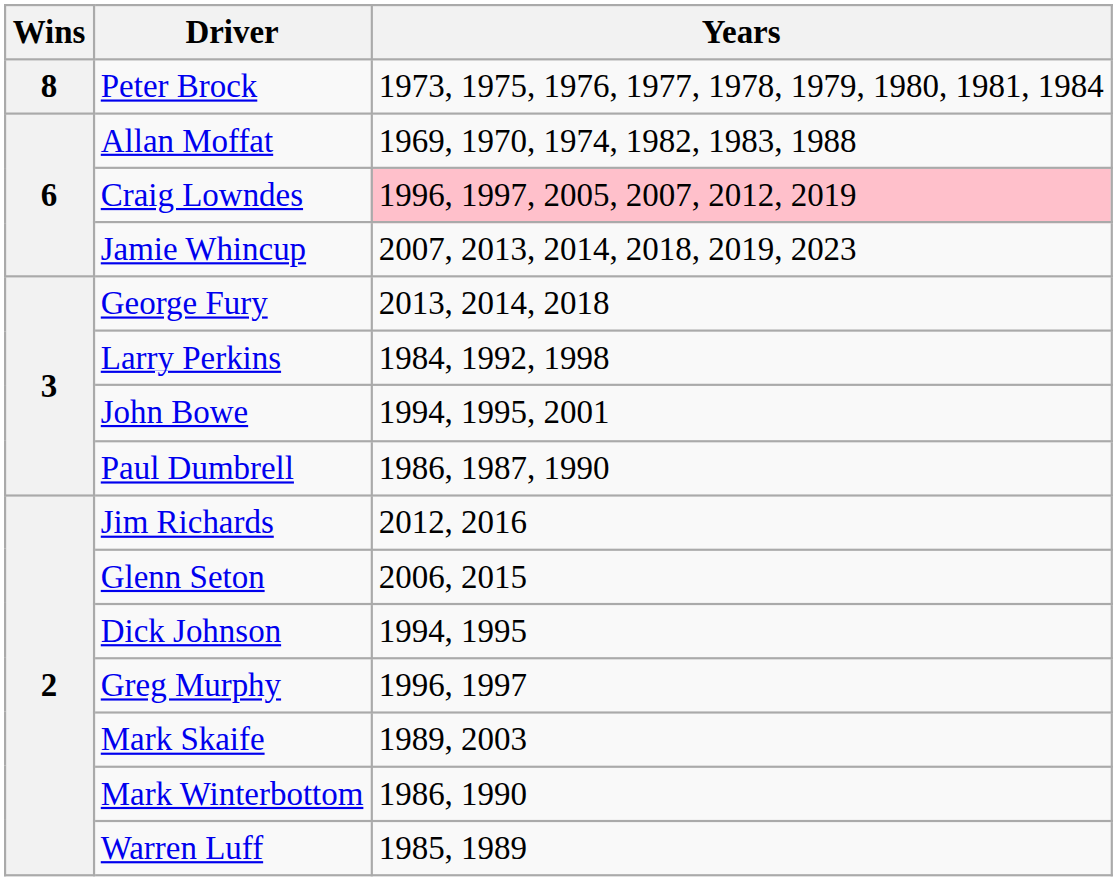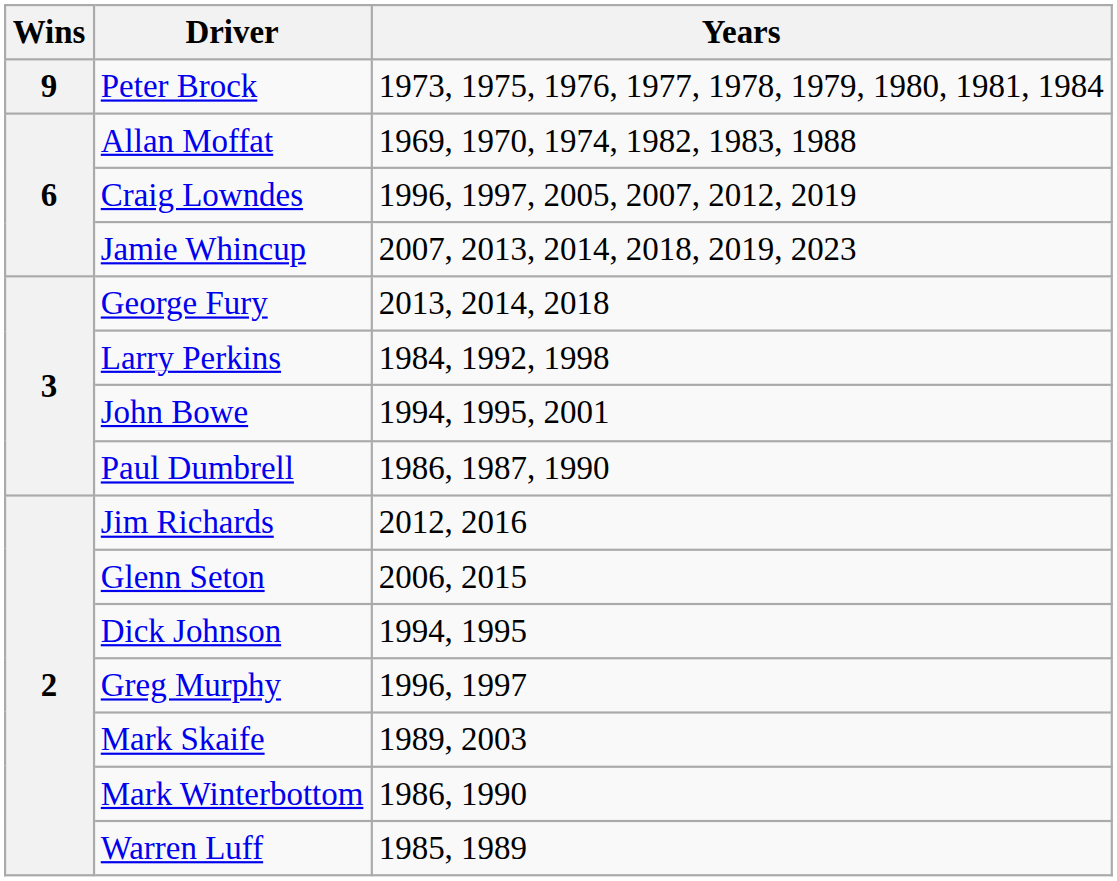(49, 86) 8 -> (49, 86) 9
(618, 195) pink background -> (618, 195) no background
